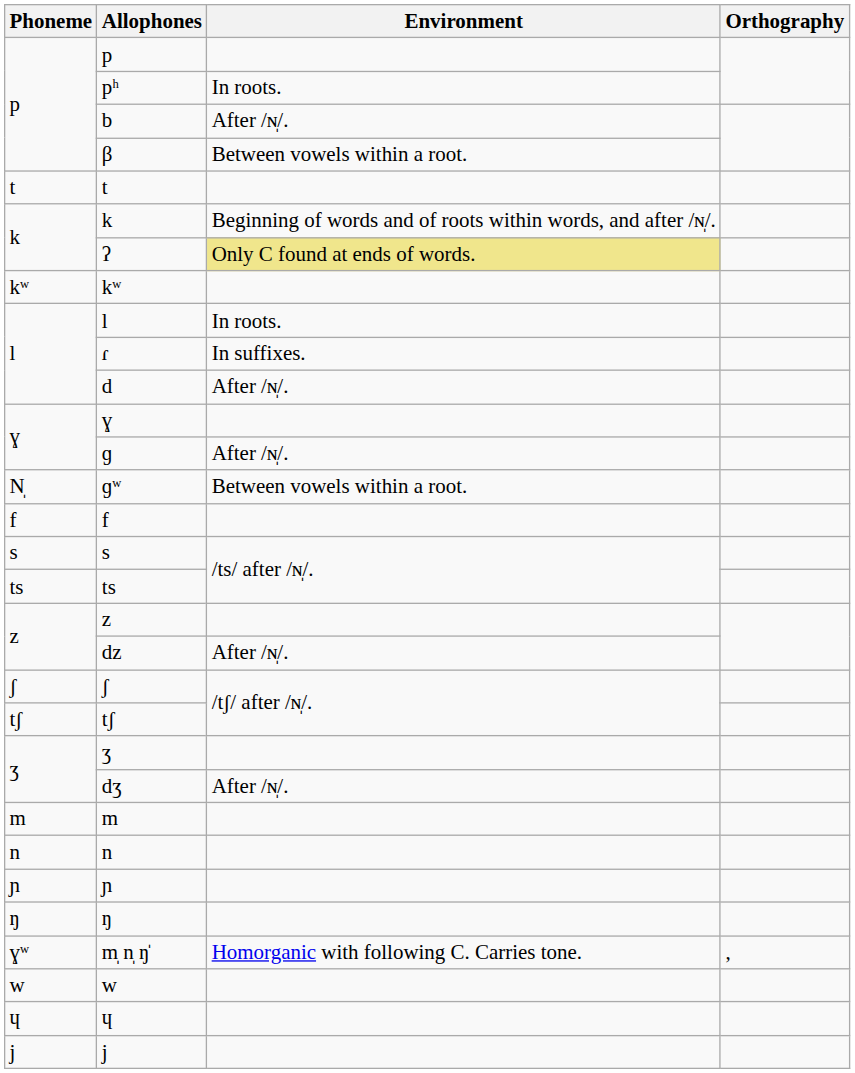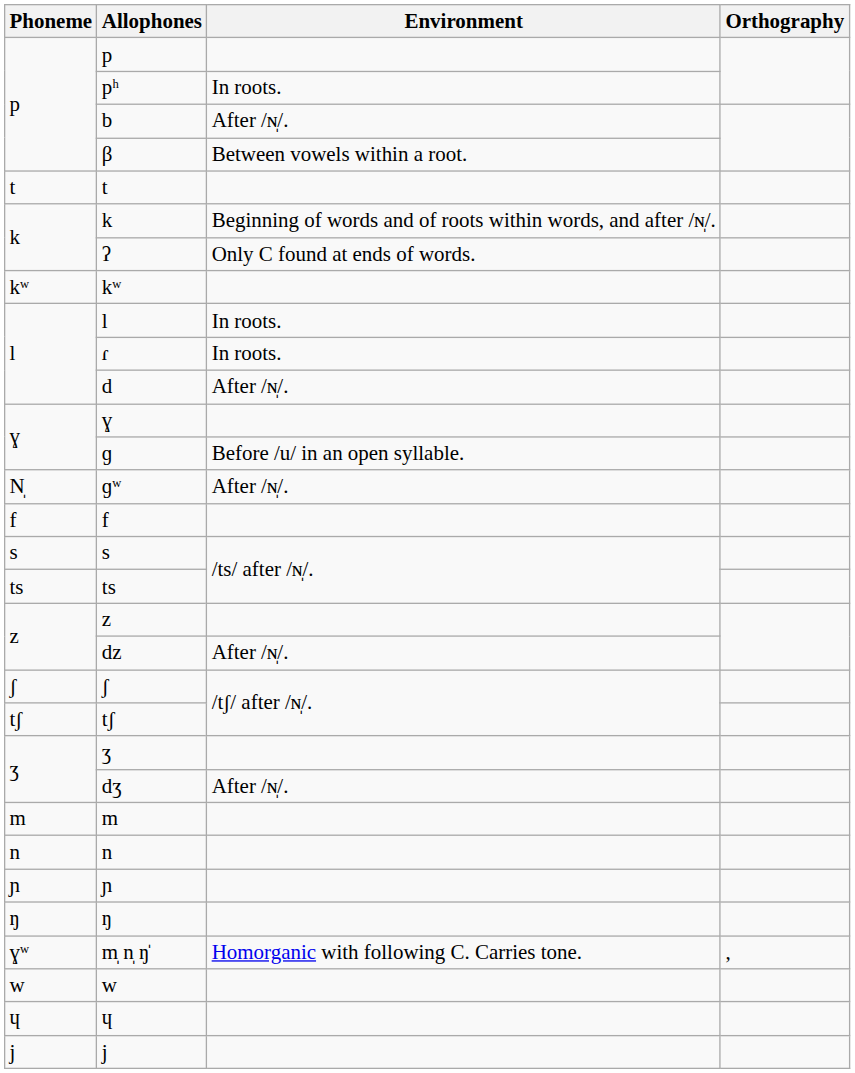(344, 253) khaki background -> (344, 253) no background
(259, 353) In suffixes. -> (247, 353) In roots.
(250, 453) After /ɴ̩/. -> (338, 453) Before /u/ in an open syllable.
(339, 486) Between vowels within a root. -> (250, 486) After /ɴ̩/.
